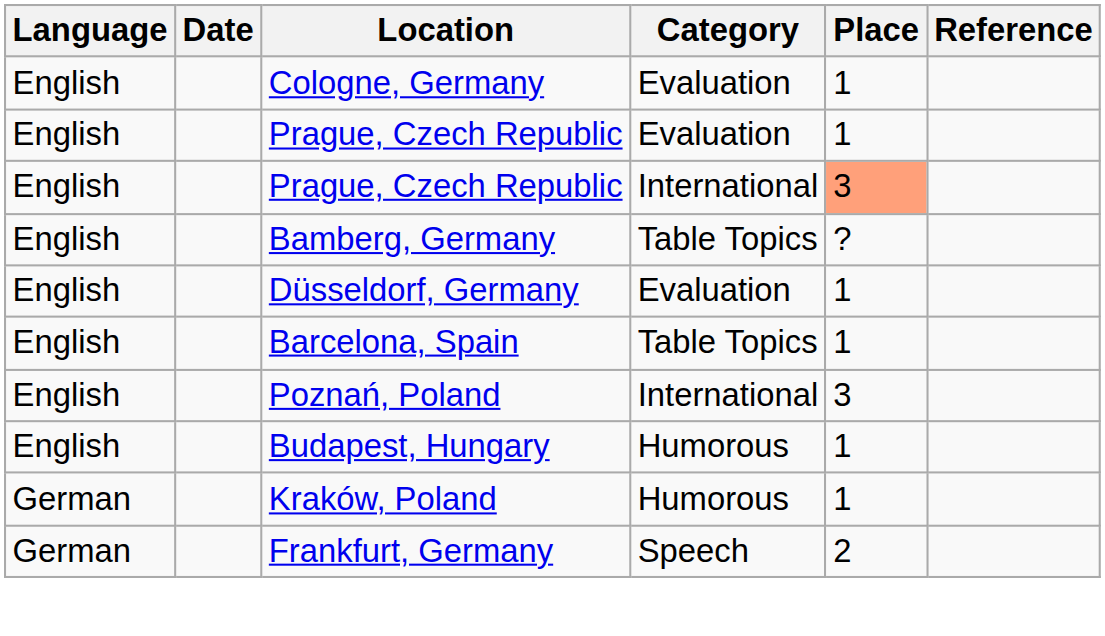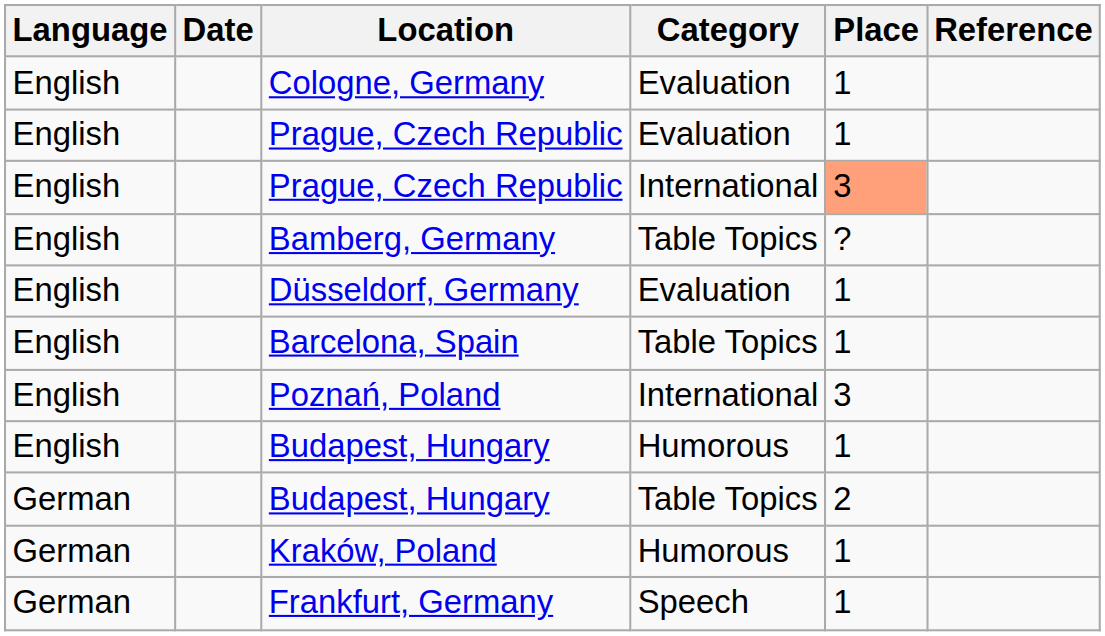+ row: (409, 498)
(842, 550) 2 -> (842, 602) 1
